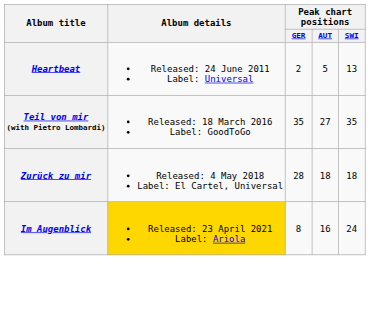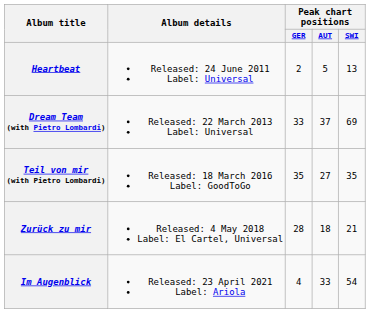+ row: (56, 122)
(352, 175) 18 -> (352, 228) 21
(196, 234) gold background -> (196, 287) no background
(299, 228) 8 -> (299, 282) 4
(325, 228) 16 -> (325, 282) 33
(352, 228) 24 -> (352, 282) 54
